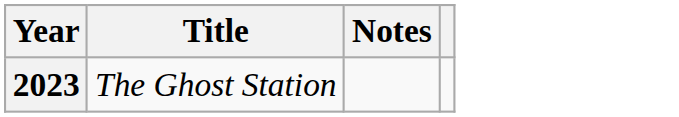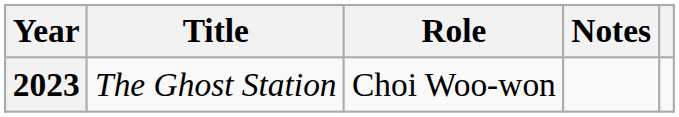+ column: (454, 31)
